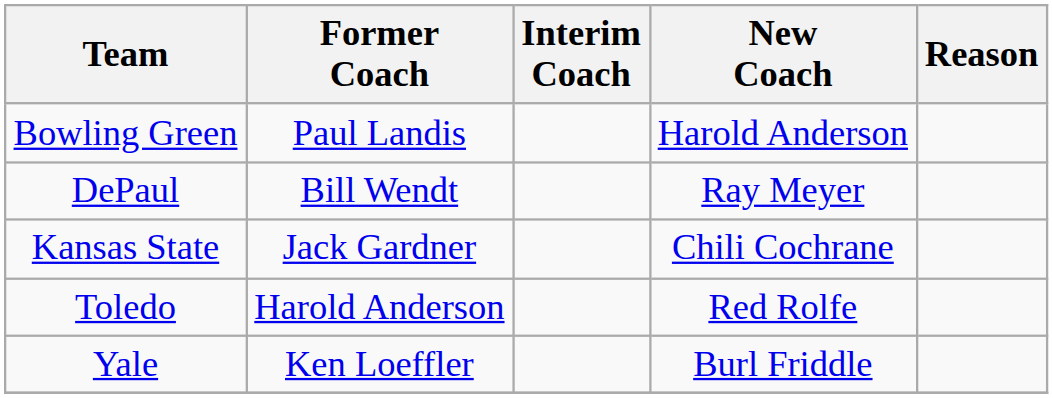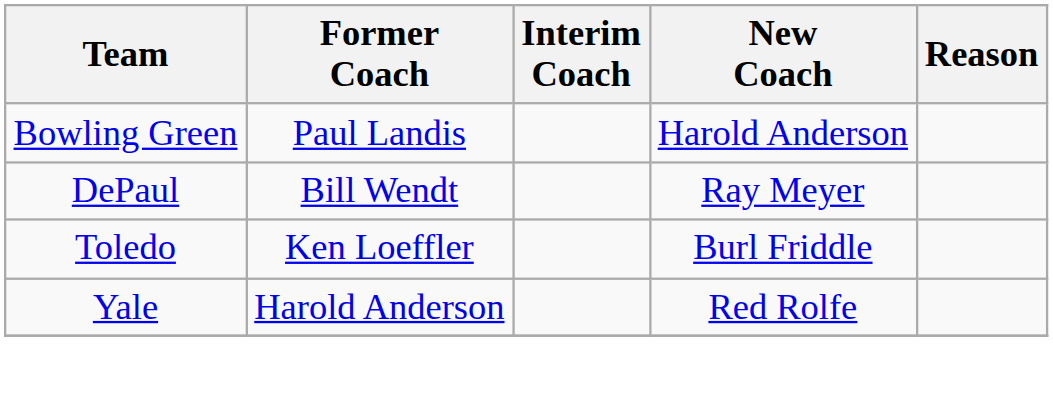- row: (125, 248)
(379, 305) Harold Anderson -> (379, 248) Ken Loeffler
(783, 305) Red Rolfe -> (783, 248) Burl Friddle
(379, 363) Ken Loeffler -> (379, 305) Harold Anderson
(783, 363) Burl Friddle -> (783, 305) Red Rolfe
